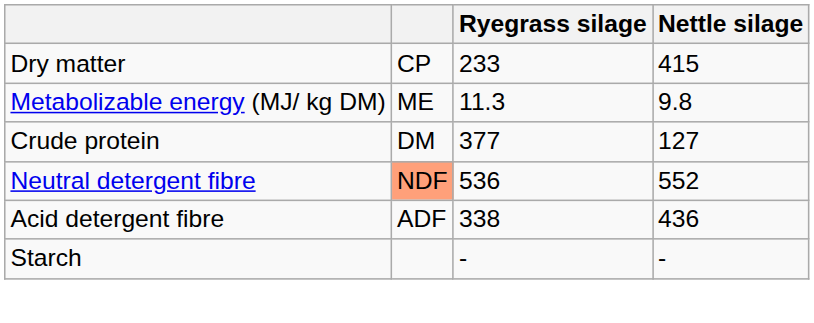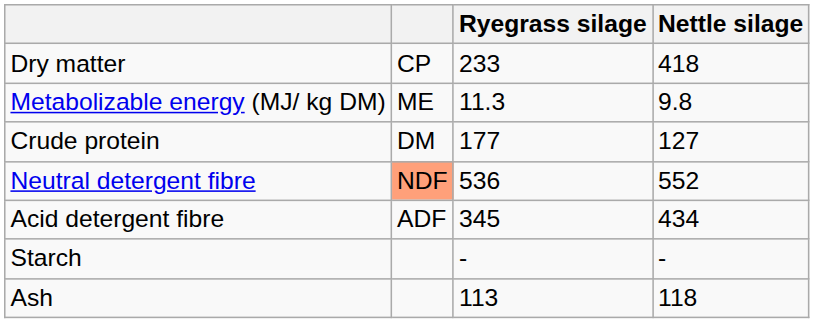(679, 63) 415 -> (679, 63) 418
(480, 141) 377 -> (480, 141) 177
(480, 219) 338 -> (480, 219) 345
(679, 219) 436 -> (679, 219) 434
+ row: (32, 297)
